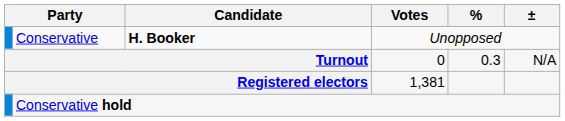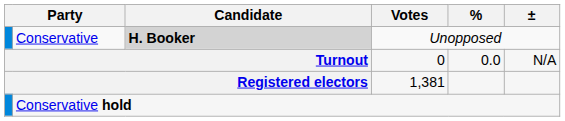(162, 37) no background -> (162, 37) lightgrey background
(491, 60) 0.3 -> (491, 60) 0.0
